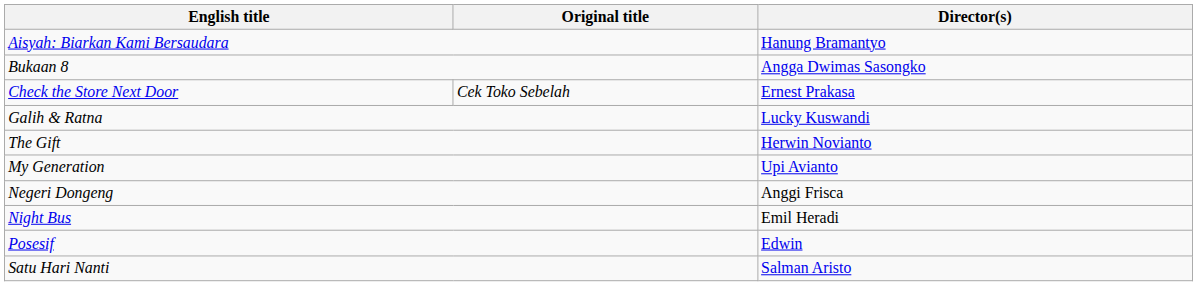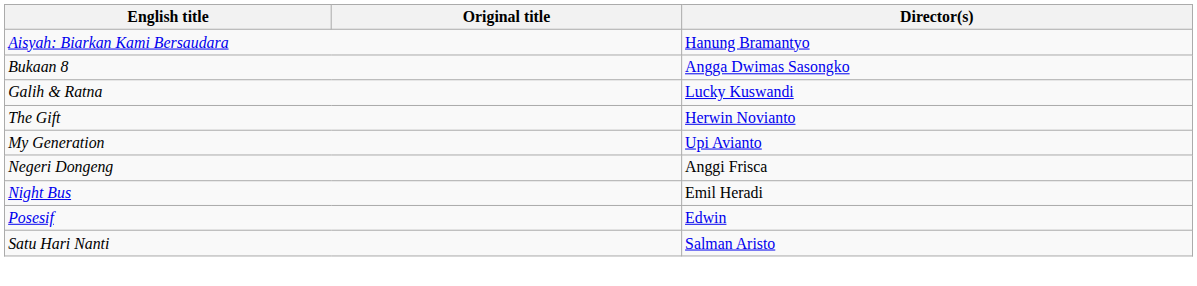- row: (93, 92)
